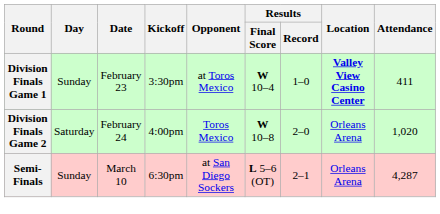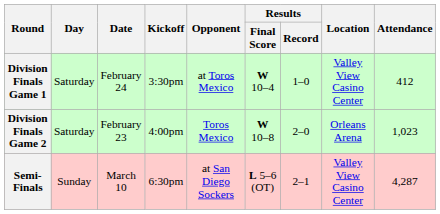(74, 81) Sunday -> (74, 81) Saturday
(121, 81) February 23 -> (121, 81) February 24
(348, 81) bold -> (348, 81) normal
(405, 81) 411 -> (405, 81) 412
(121, 131) February 24 -> (121, 131) February 23
(405, 131) 1,020 -> (405, 131) 1,023
(348, 175) Orleans Arena -> (348, 181) Valley View Casino Center
